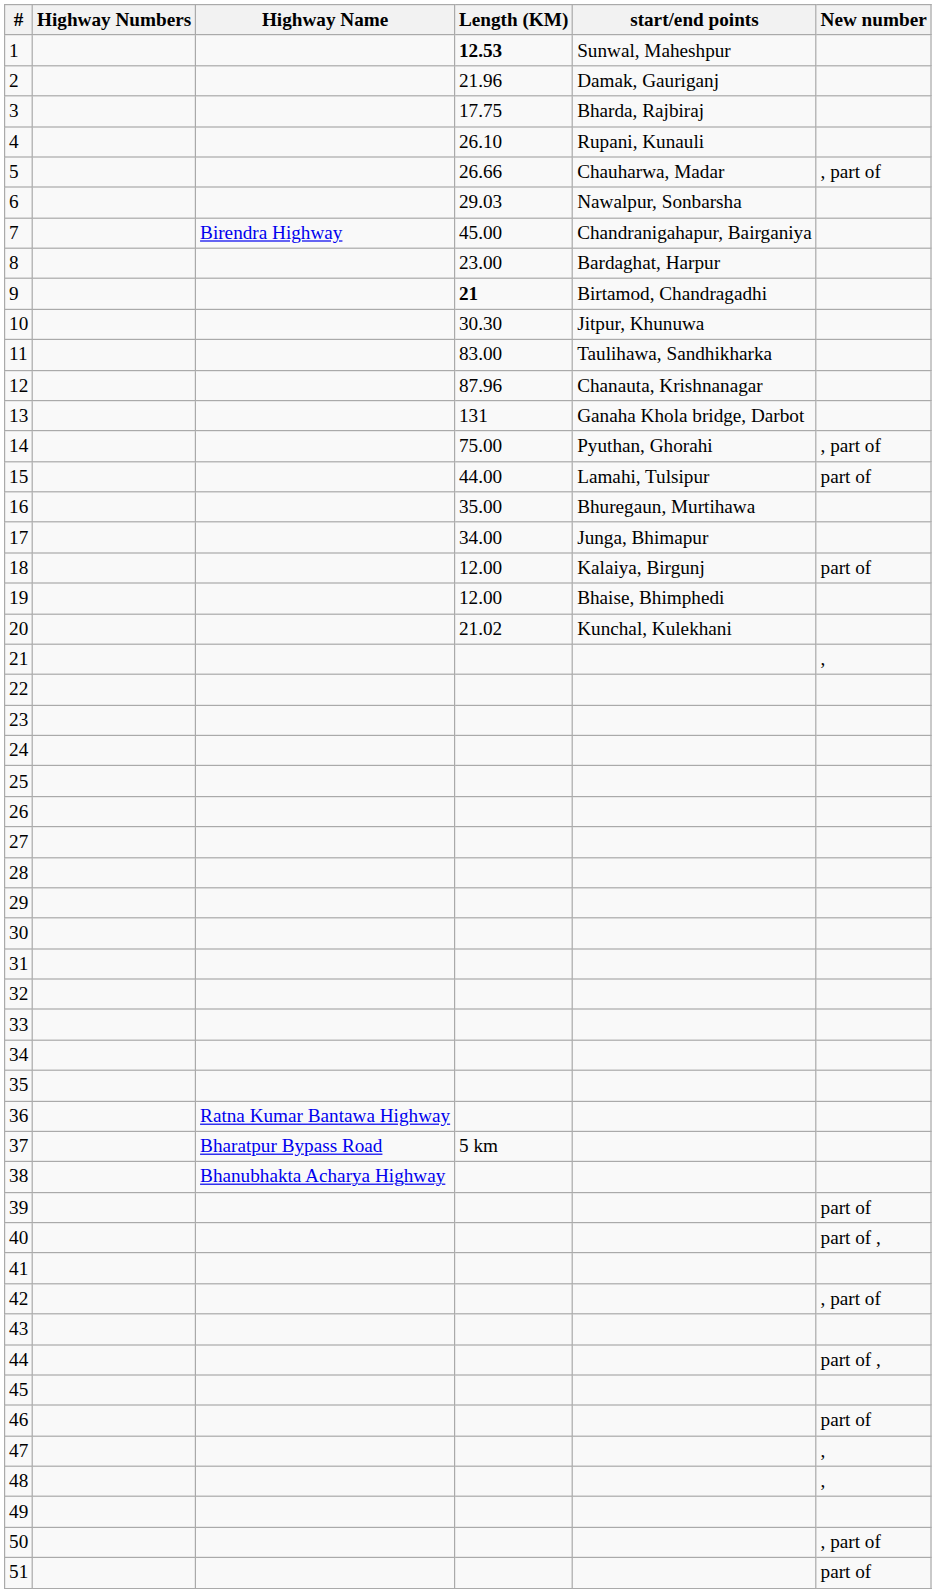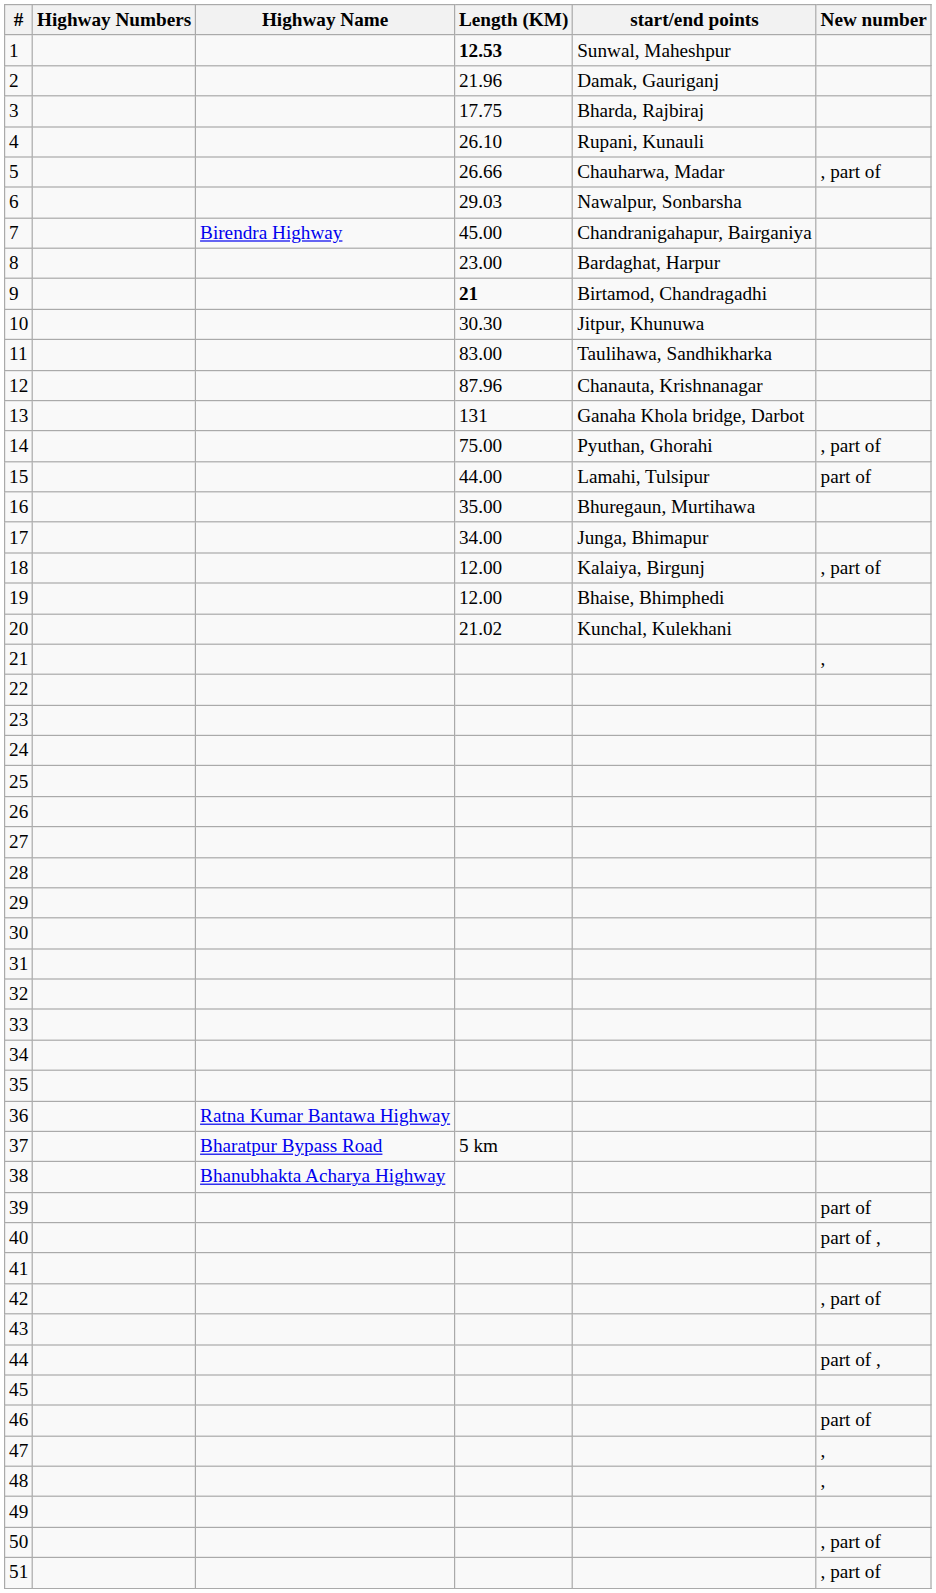(846, 567) part of -> (851, 567) , part of
(846, 1572) part of -> (851, 1572) , part of
